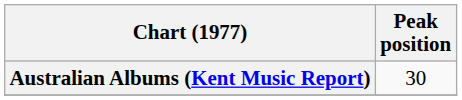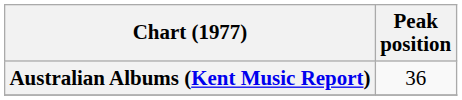(416, 77) 30 -> (416, 77) 36
